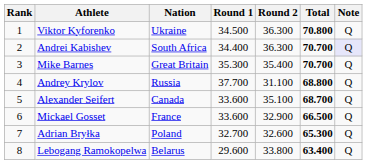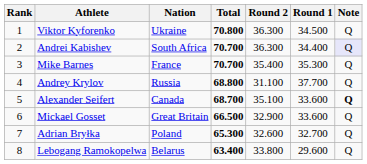columns swapped: (233, 13) <-> (318, 13)
(180, 64) Great Britain -> (166, 64) France
(349, 99) normal -> (349, 99) bold
(166, 116) France -> (180, 116) Great Britain
